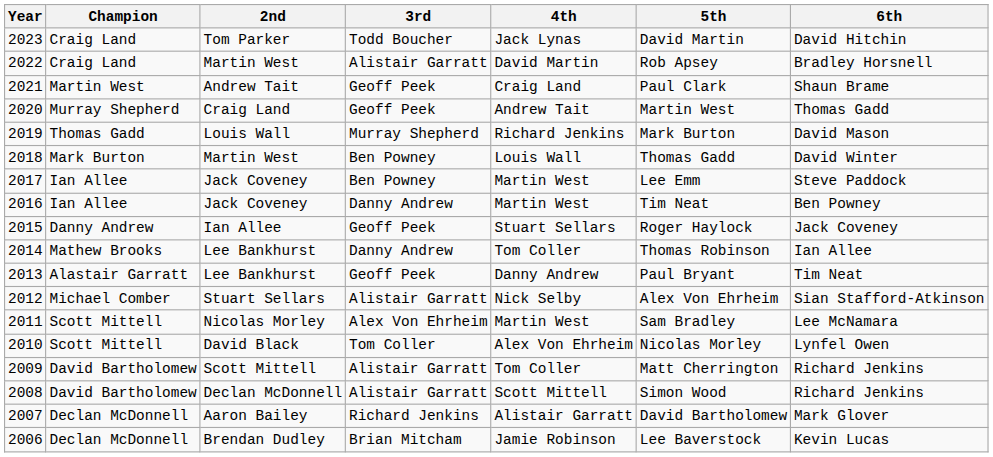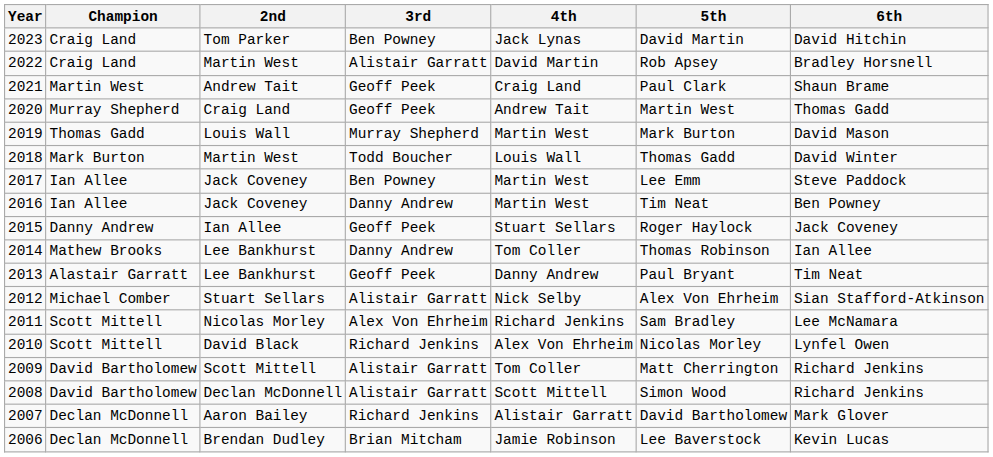(401, 40) Todd Boucher -> (392, 40) Ben Powney
(559, 134) Richard Jenkins -> (542, 134) Martin West
(392, 157) Ben Powney -> (401, 157) Todd Boucher
(542, 322) Martin West -> (559, 322) Richard Jenkins
(392, 346) Tom Coller -> (414, 346) Richard Jenkins
